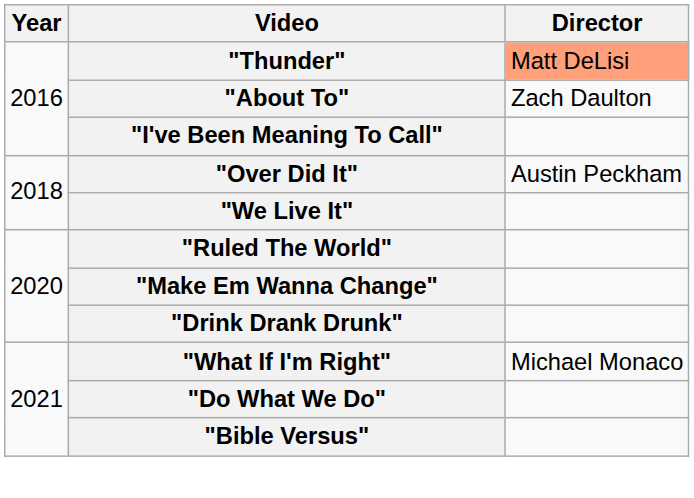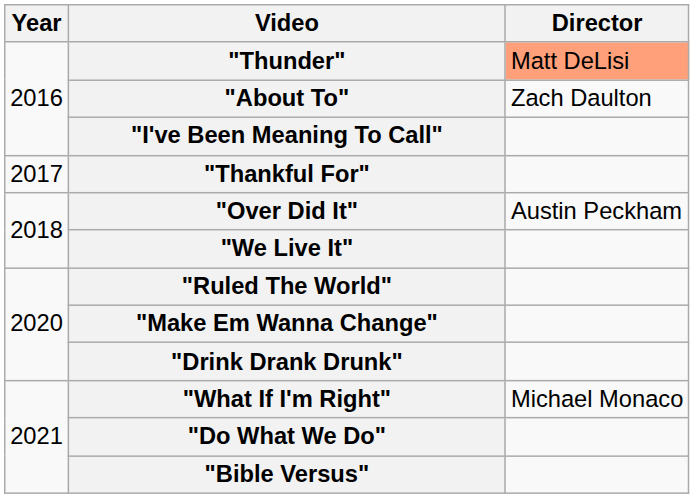+ row: (287, 173)
